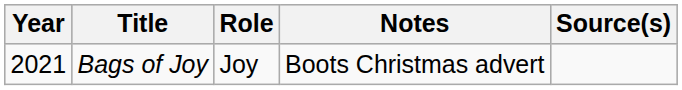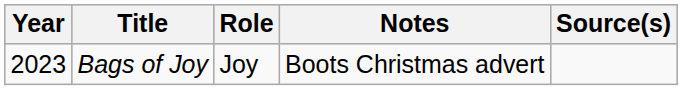(38, 63) 2021 -> (38, 63) 2023
